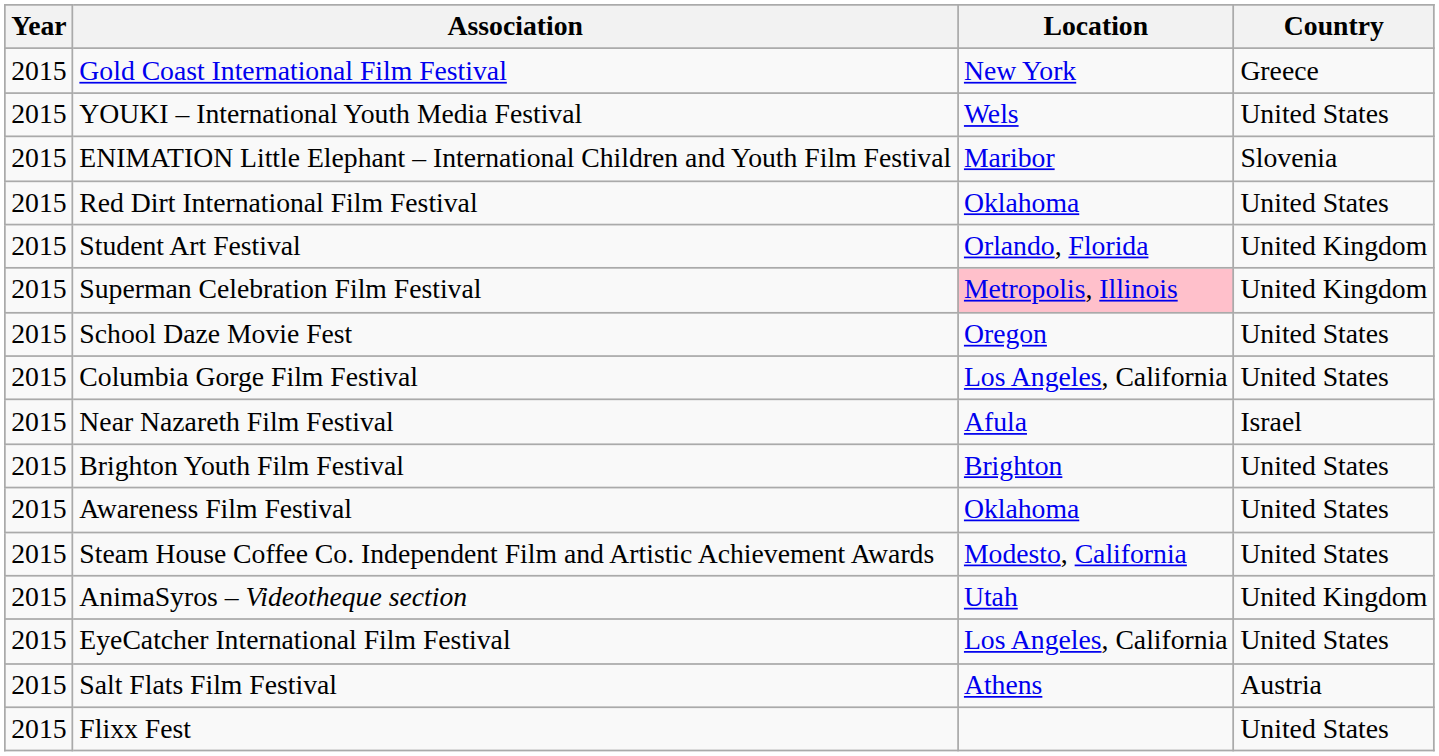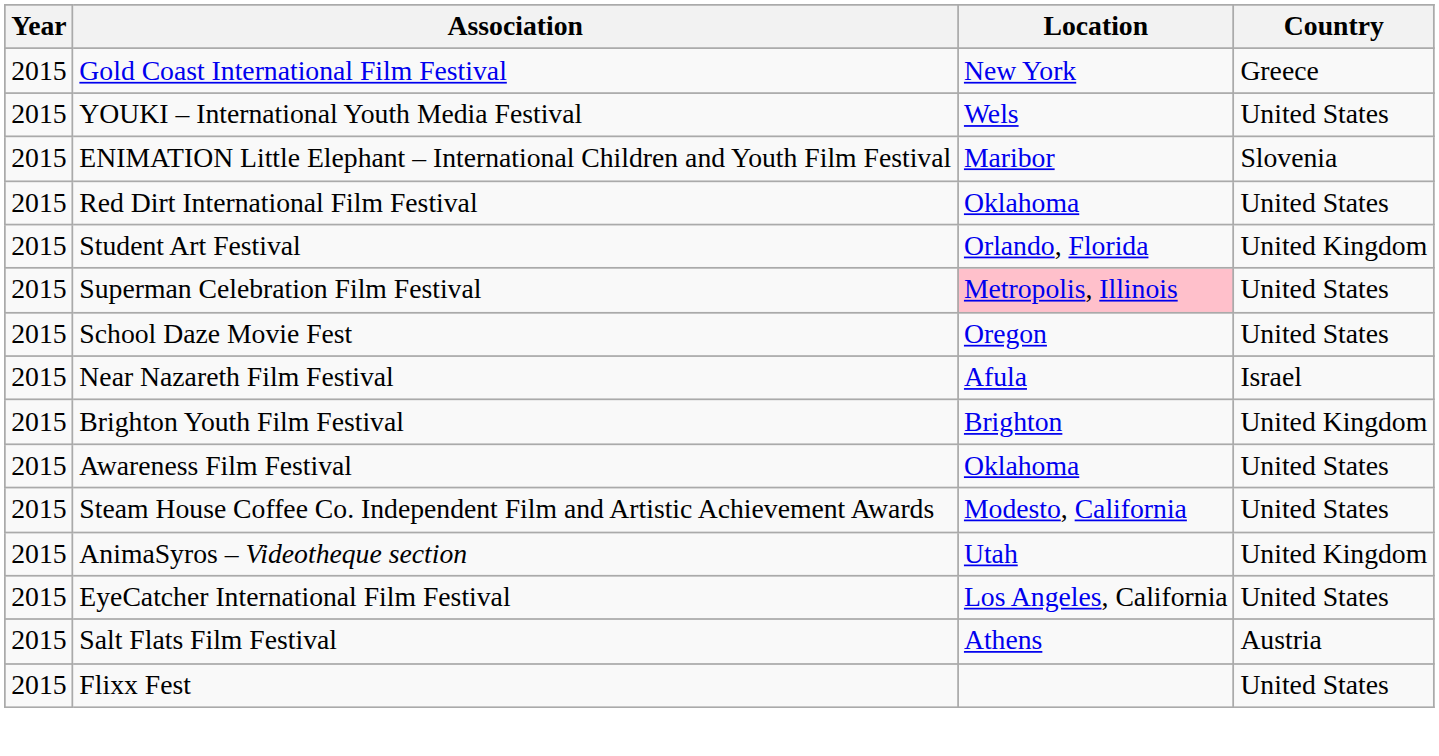(1334, 289) United Kingdom -> (1315, 289) United States
- row: (249, 377)
(1315, 465) United States -> (1334, 421) United Kingdom
